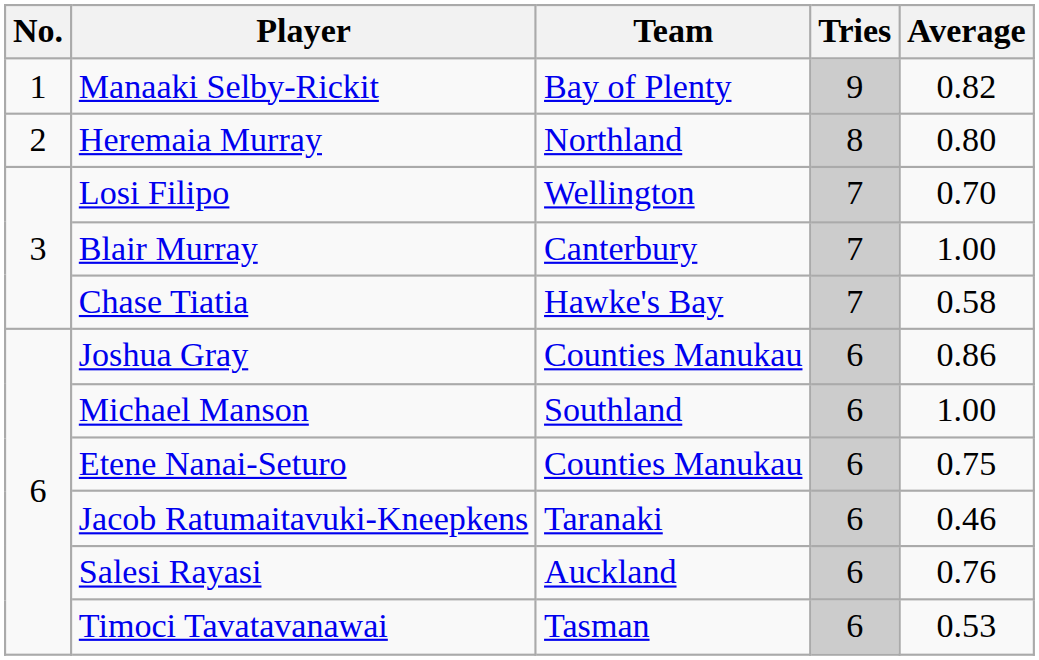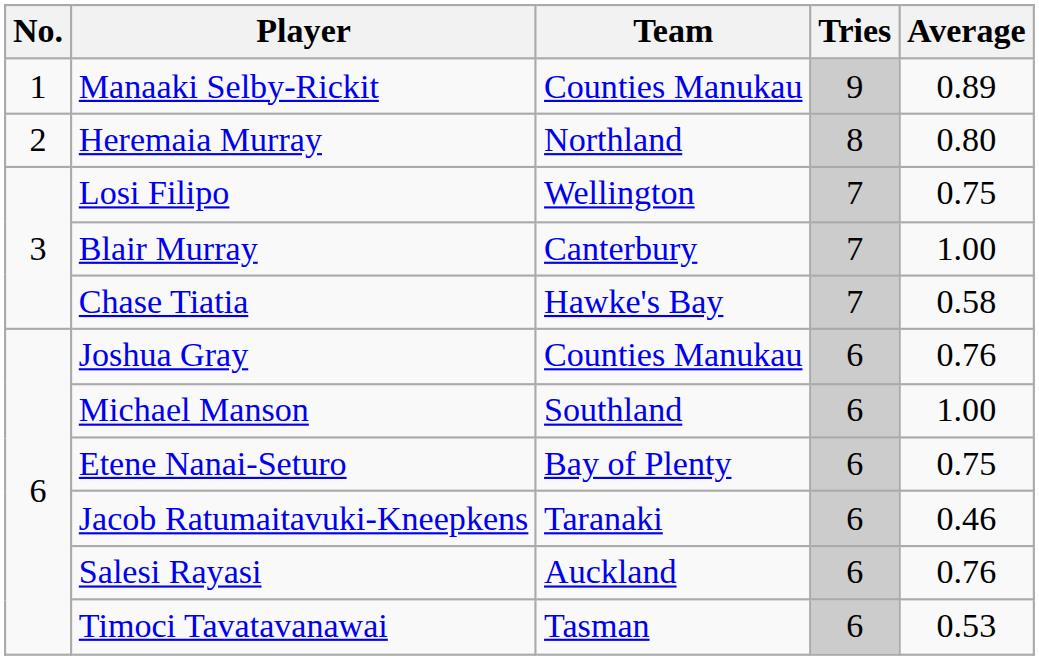(638, 85) Bay of Plenty -> (673, 85) Counties Manukau
(966, 85) 0.82 -> (966, 85) 0.89
(966, 193) 0.70 -> (966, 193) 0.75
(966, 355) 0.86 -> (966, 355) 0.76
(673, 463) Counties Manukau -> (638, 463) Bay of Plenty
